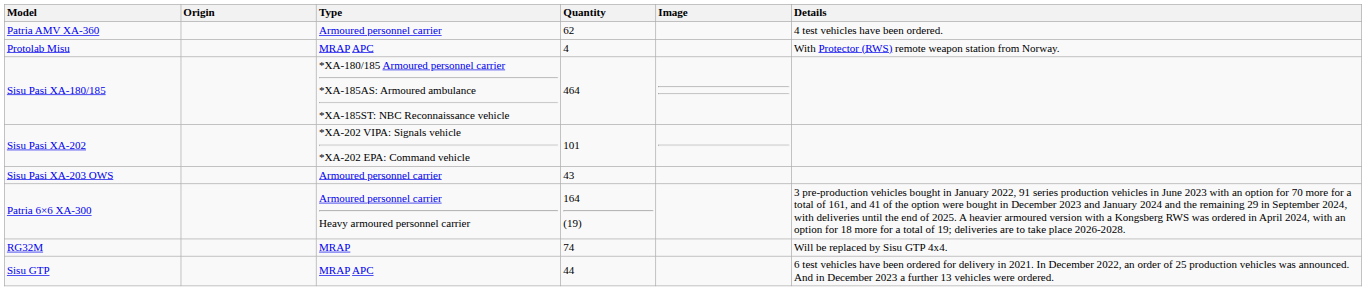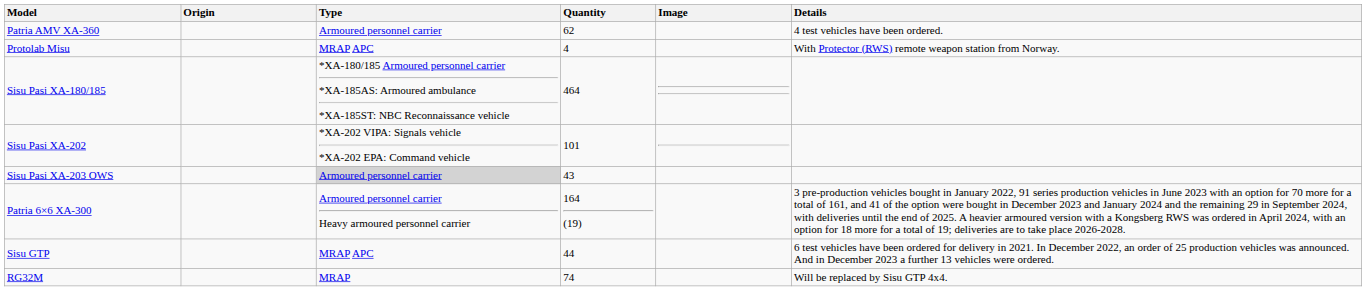(380, 175) no background -> (380, 175) lightgrey background
rows swapped: (28, 271) <-> (25, 247)
